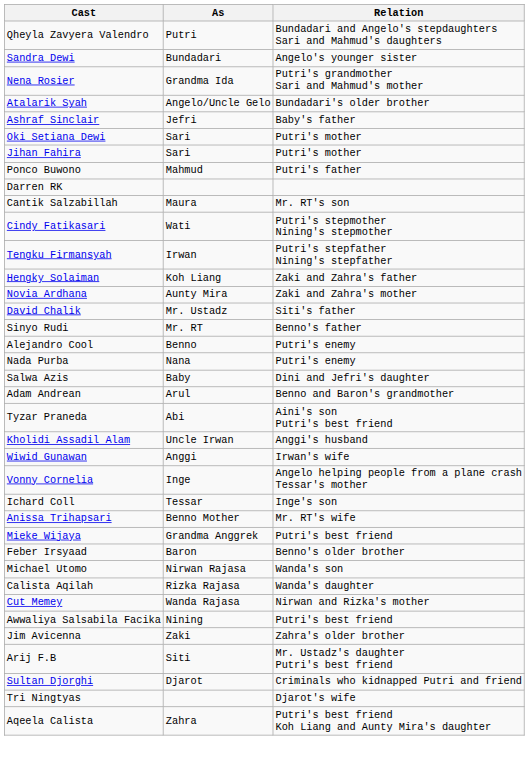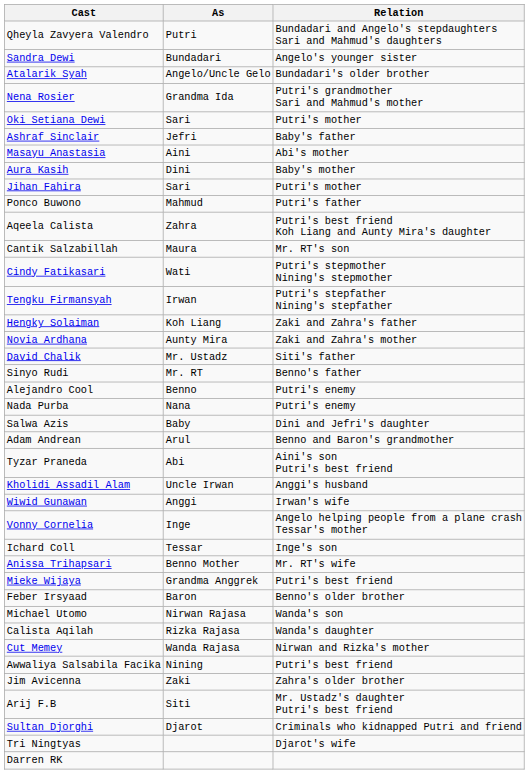rows swapped: (47, 103) <-> (41, 81)
rows swapped: (56, 137) <-> (53, 120)
+ row: (56, 154)
+ row: (38, 170)
rows swapped: (50, 721) <-> (35, 187)
